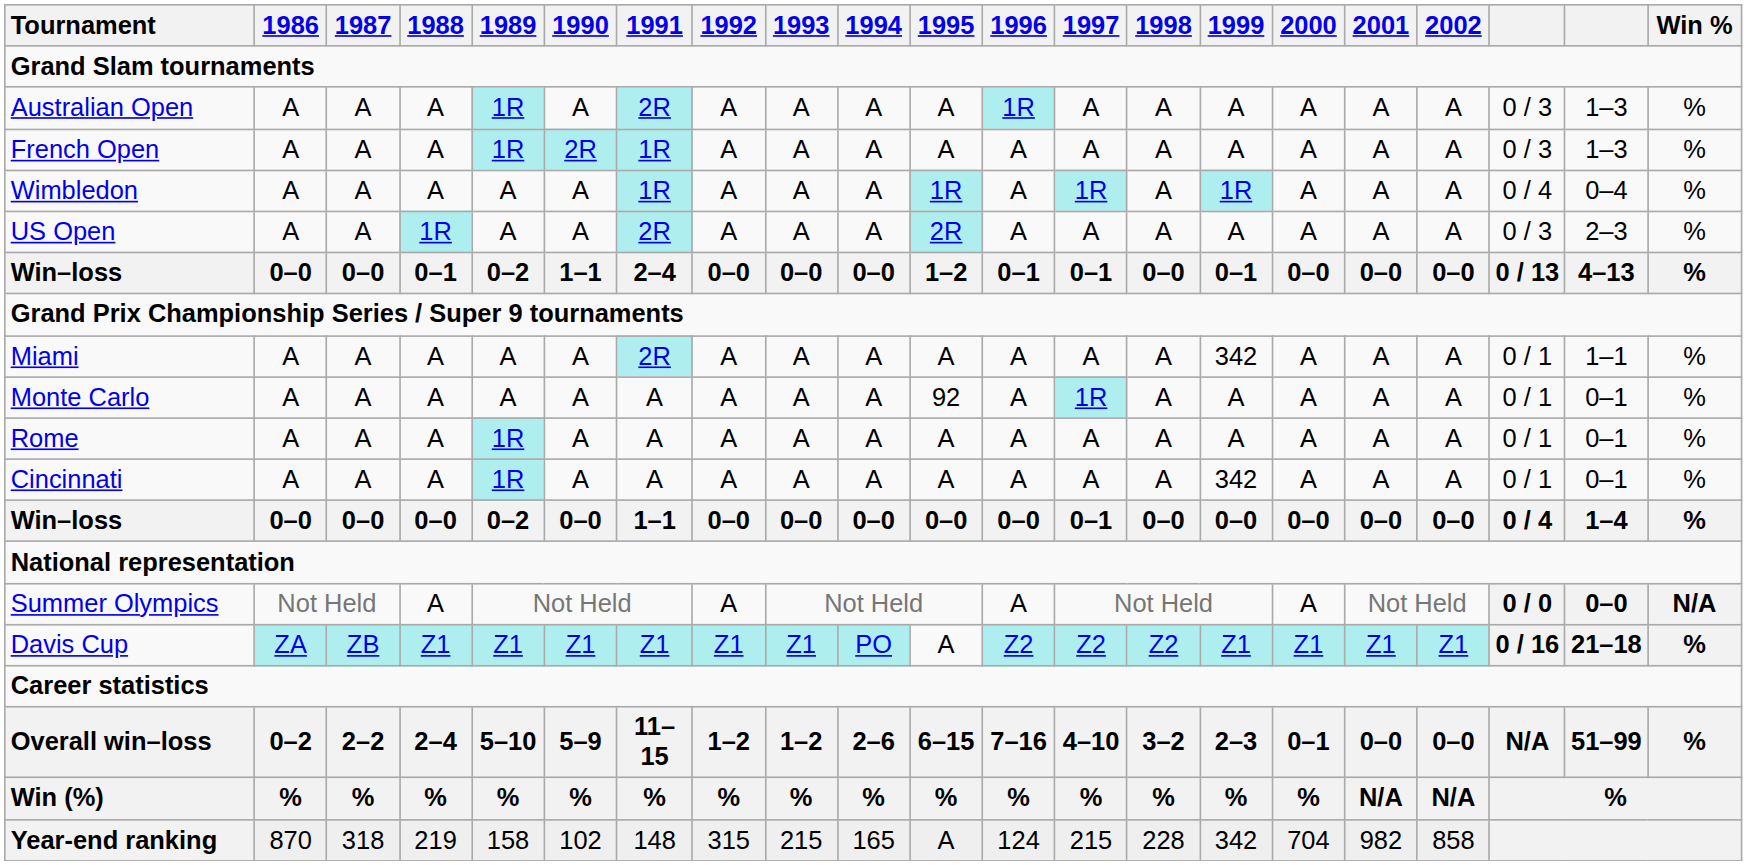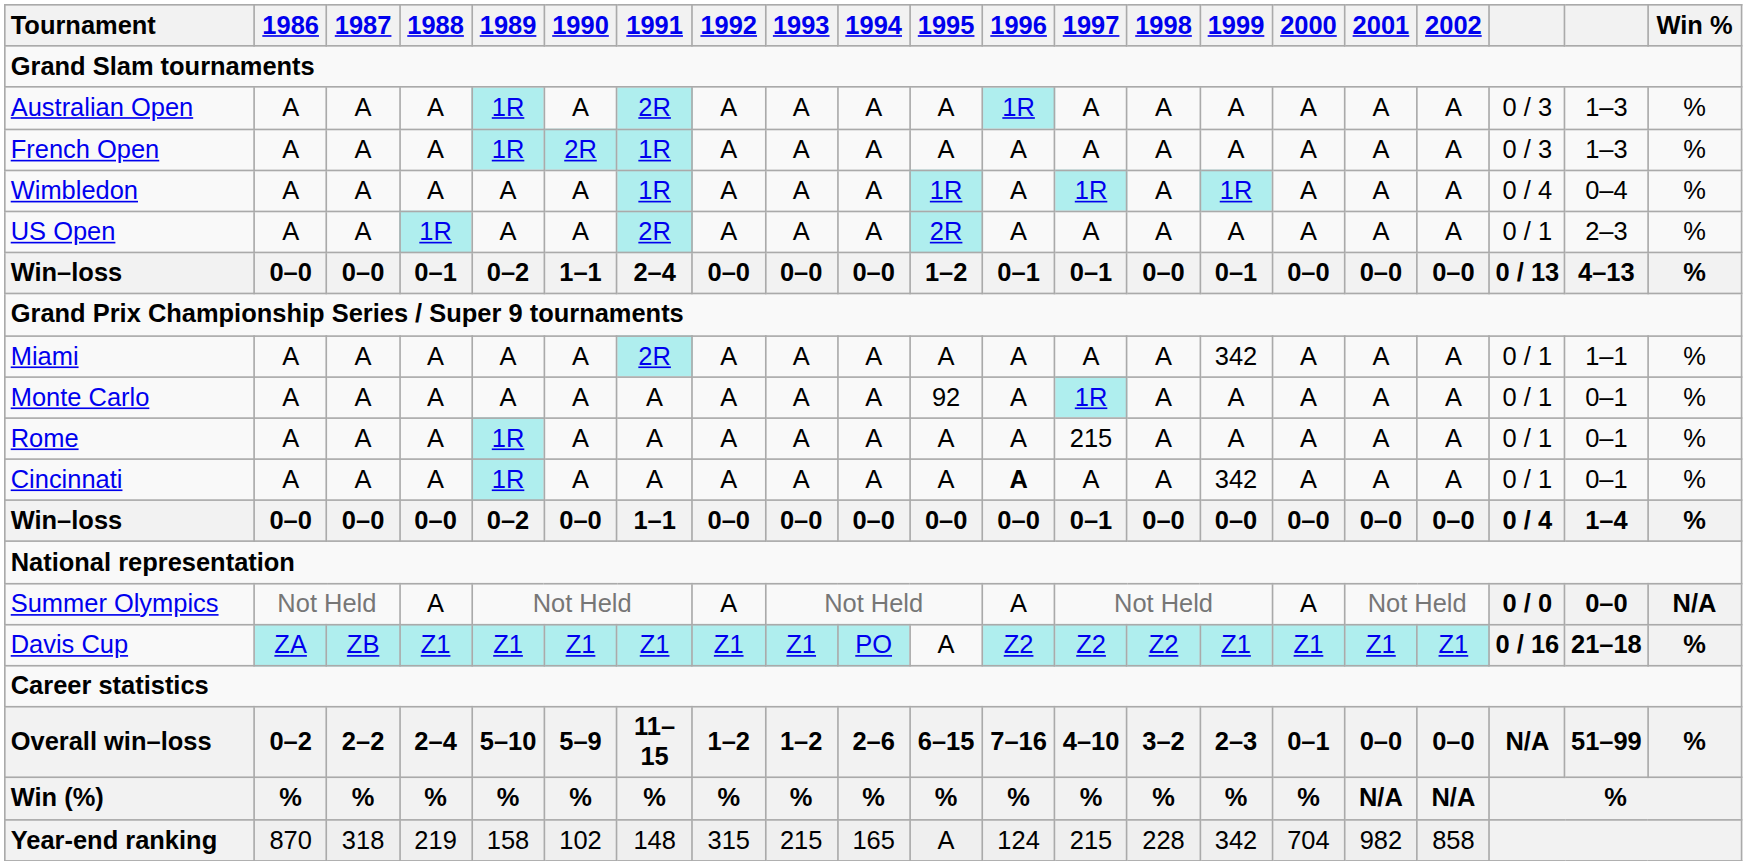(1527, 231) 0 / 3 -> (1527, 231) 0 / 1
(1091, 437) A -> (1091, 437) 215
(1019, 479) normal -> (1019, 479) bold
